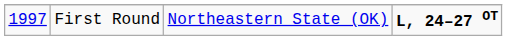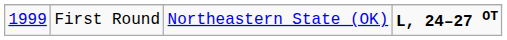(28, 20) 1997 -> (28, 20) 1999
